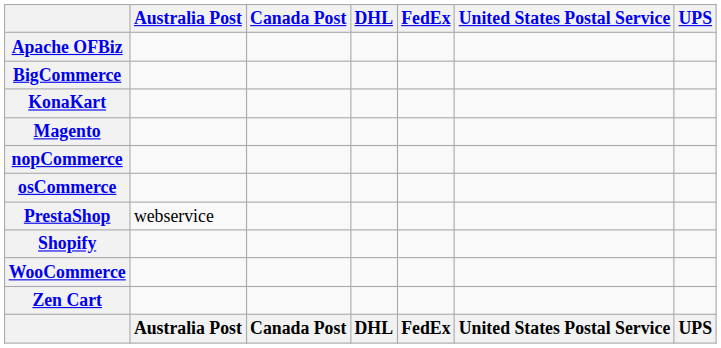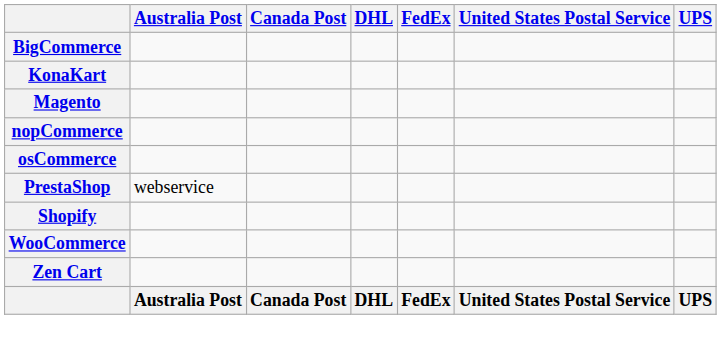- row: (67, 46)
